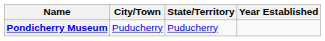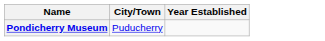- column: (201, 12)
